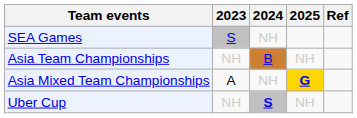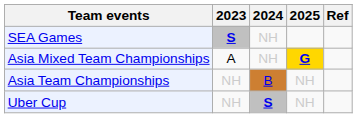(231, 37) normal -> (231, 37) bold
rows swapped: (88, 59) <-> (109, 81)
